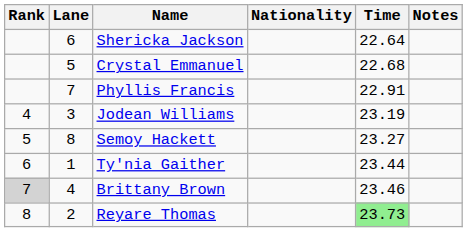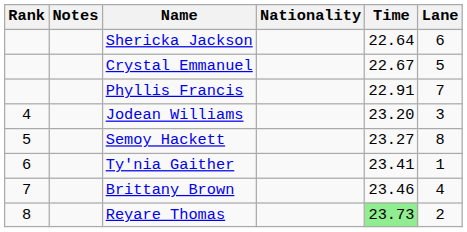columns swapped: (71, 17) <-> (436, 17)
(382, 67) 22.68 -> (391, 67) 22.67
(382, 116) 23.19 -> (391, 116) 23.20
(382, 166) 23.44 -> (391, 166) 23.41
(27, 190) lightgrey background -> (27, 190) no background
